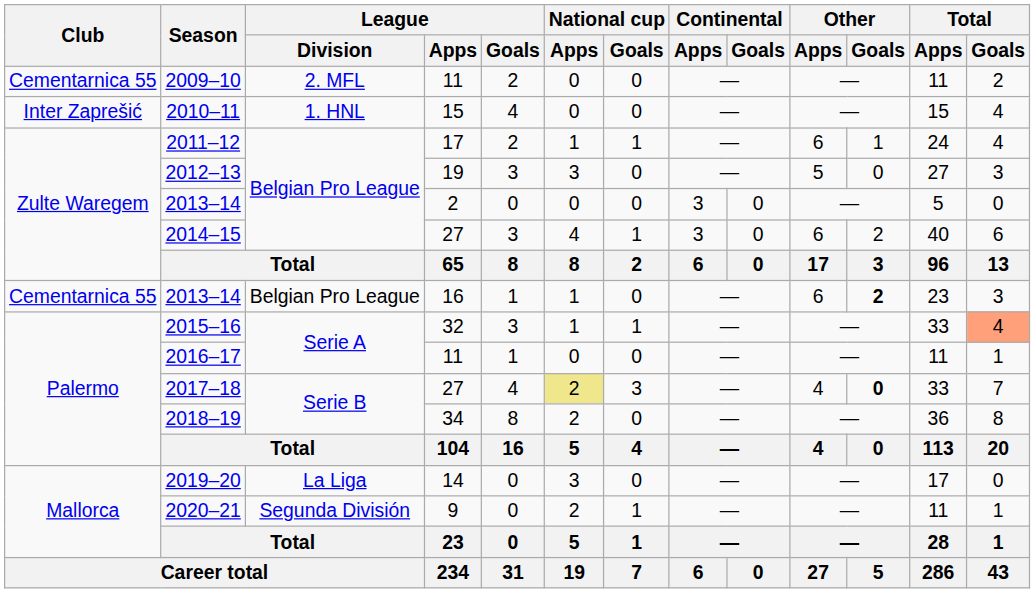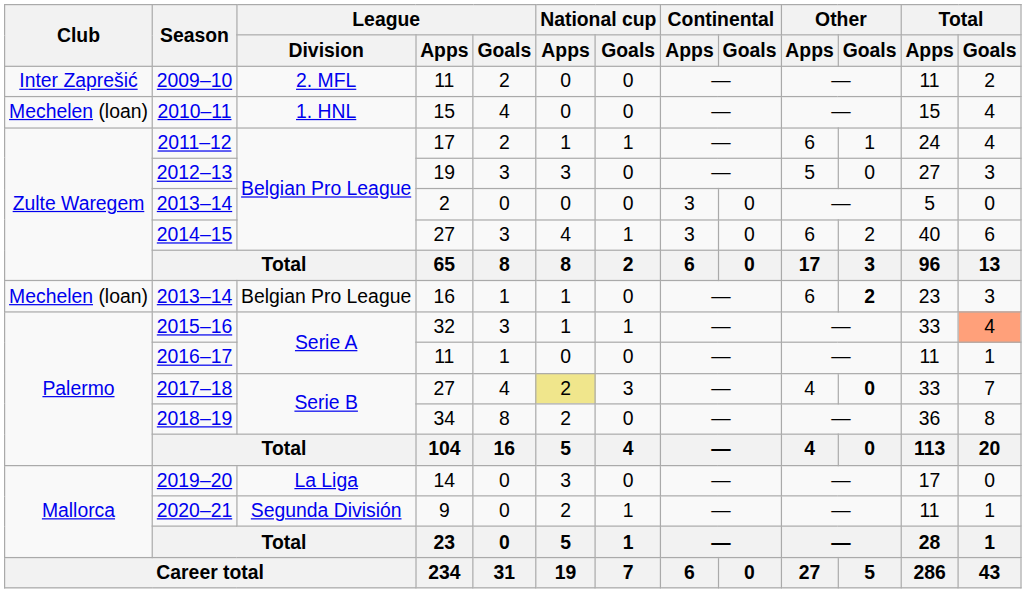(83, 81) Cementarnica 55 -> (78, 81) Inter Zaprešić
(83, 111) Inter Zaprešić -> (78, 111) Mechelen (loan)
(83, 296) Cementarnica 55 -> (78, 296) Mechelen (loan)
